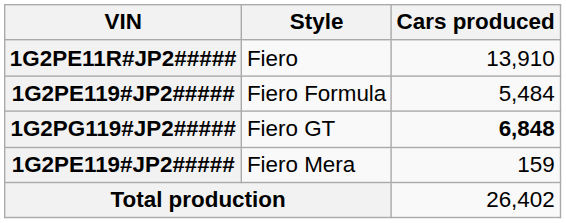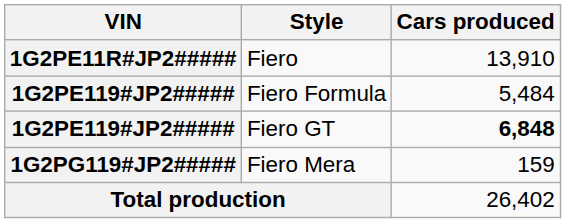(123, 128) 1G2PG119#JP2##### -> (123, 128) 1G2PE119#JP2#####
(123, 164) 1G2PE119#JP2##### -> (123, 164) 1G2PG119#JP2#####
